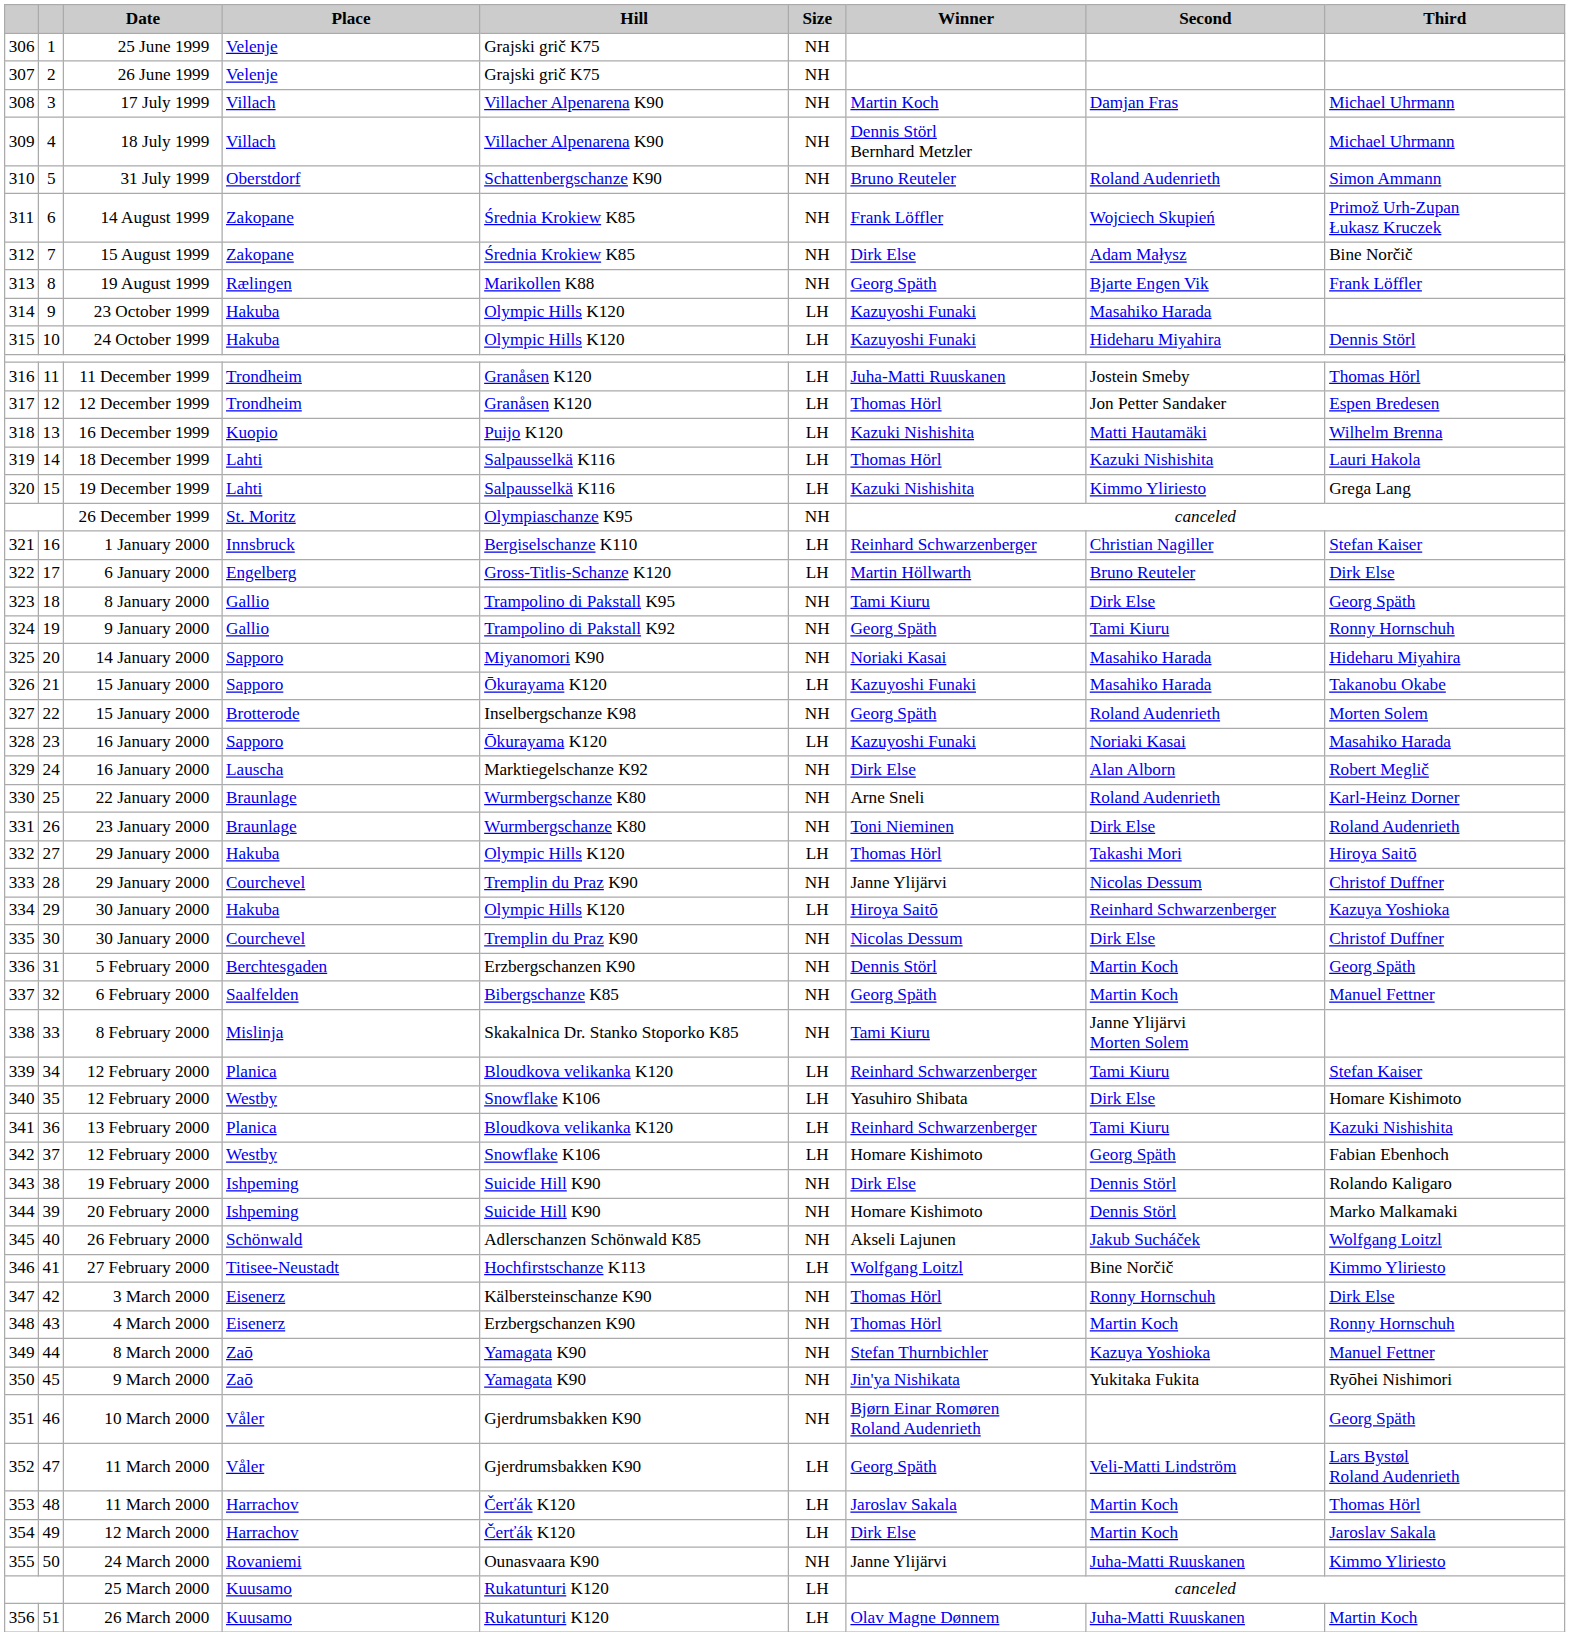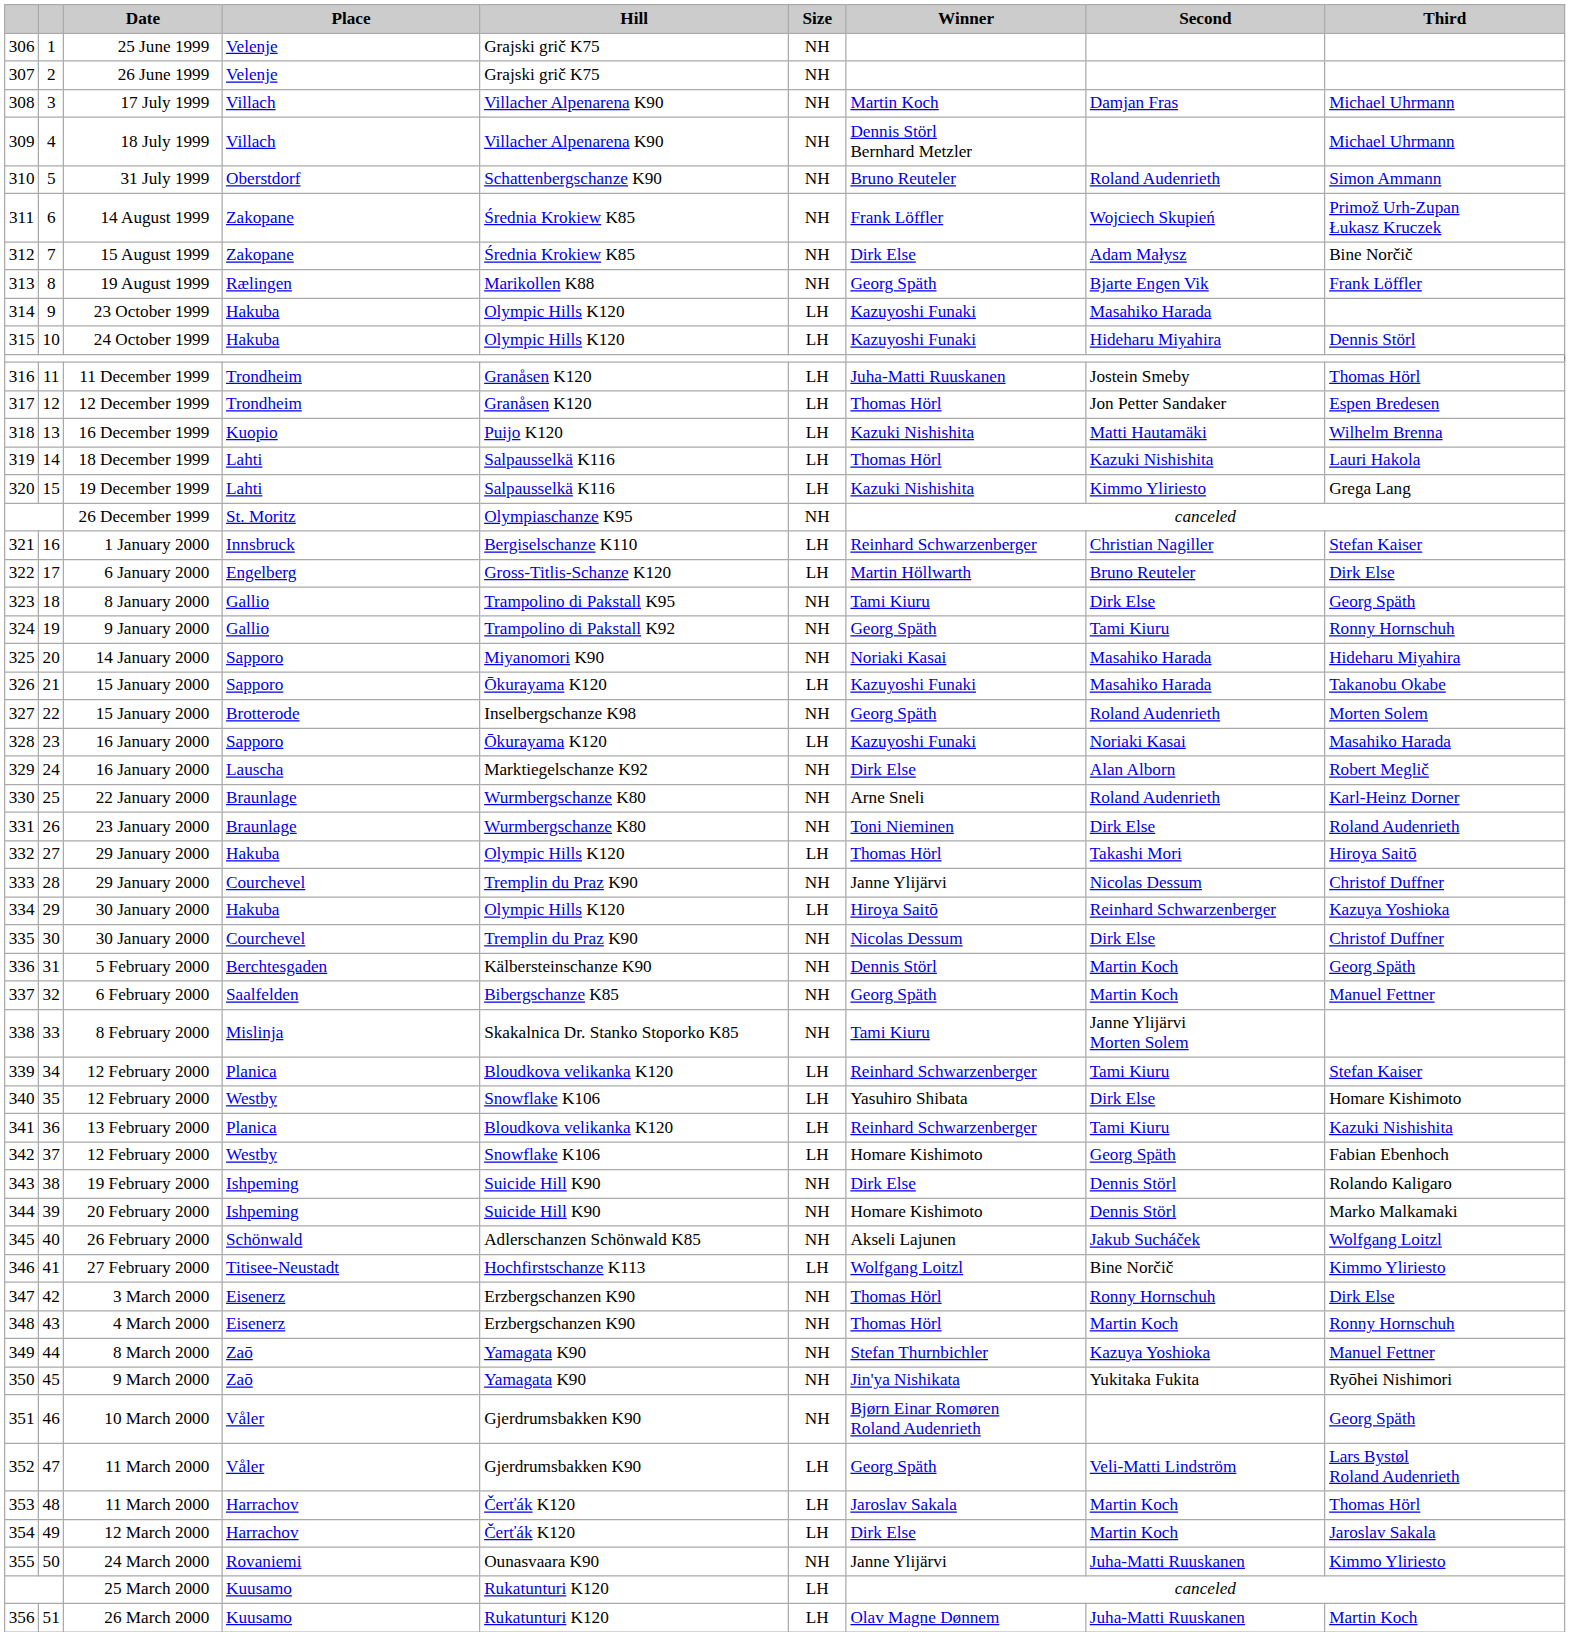(560, 966) Erzbergschanzen K90 -> (568, 966) Kälbersteinschanze K90
(568, 1295) Kälbersteinschanze K90 -> (560, 1295) Erzbergschanzen K90
